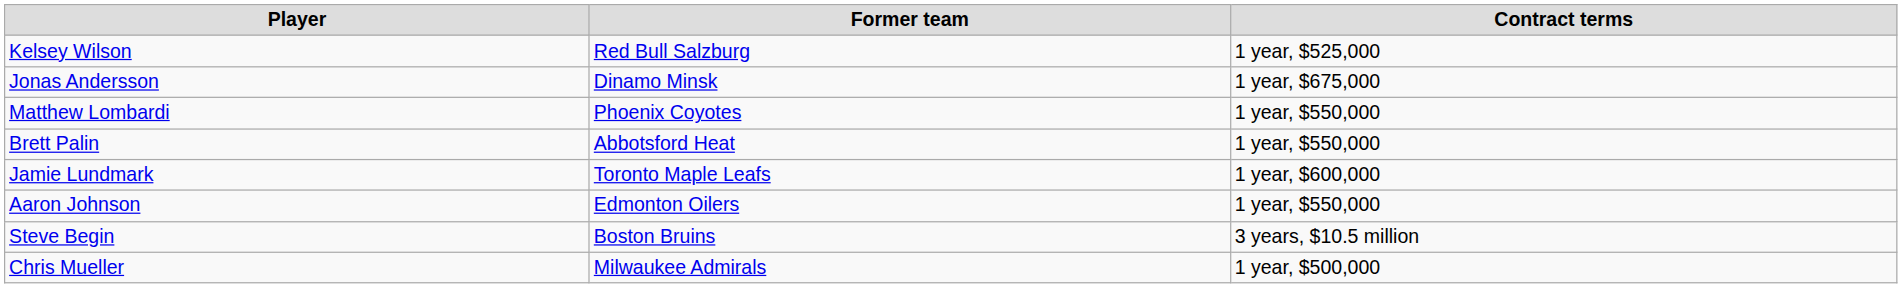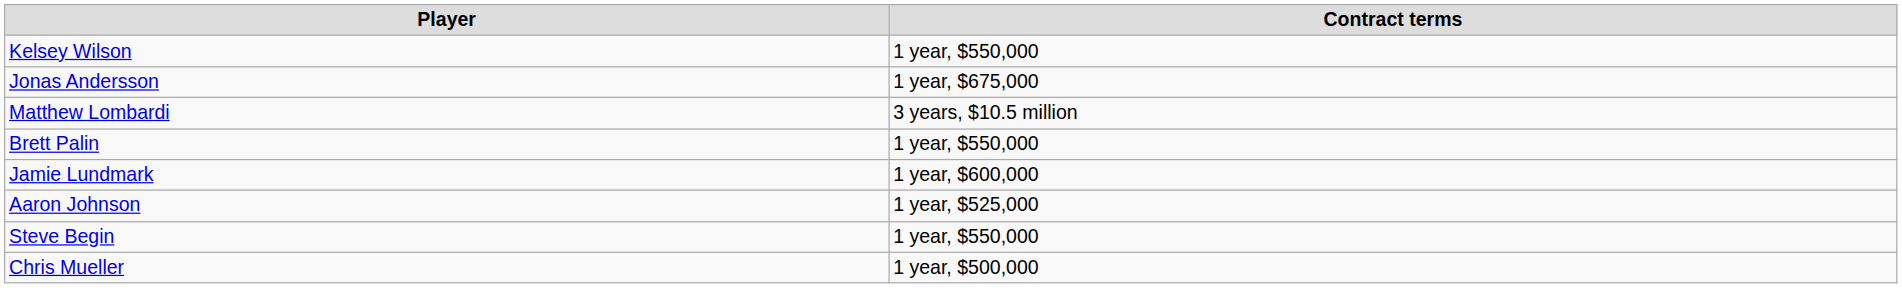- column: (910, 19)
(1307, 50) 1 year, $525,000 -> (966, 50) 1 year, $550,000
(1307, 112) 1 year, $550,000 -> (985, 112) 3 years, $10.5 million
(1307, 205) 1 year, $550,000 -> (966, 205) 1 year, $525,000
(1327, 236) 3 years, $10.5 million -> (966, 236) 1 year, $550,000
